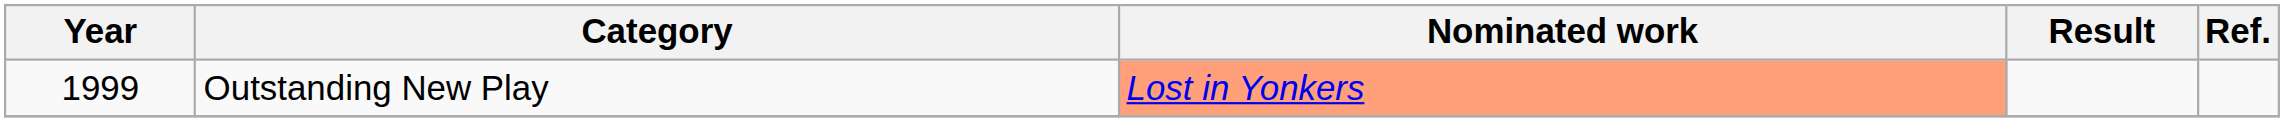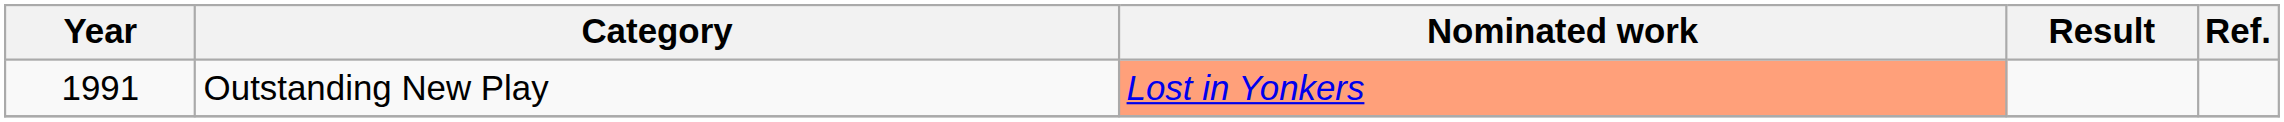(100, 87) 1999 -> (100, 87) 1991
